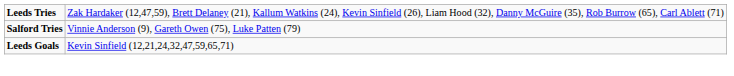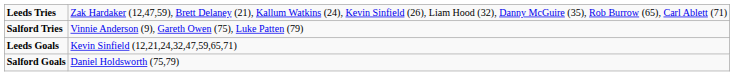+ row: (36, 62)
